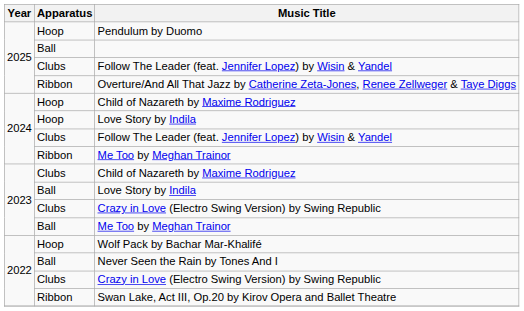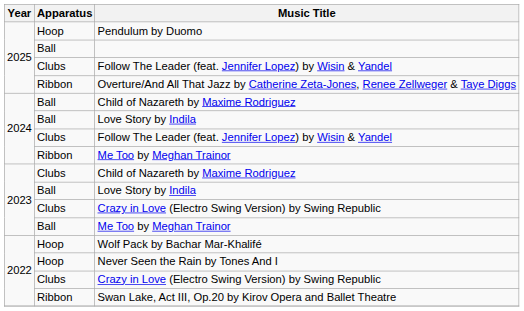(50, 102) Hoop -> (46, 102) Ball
(50, 119) Hoop -> (46, 119) Ball
(46, 262) Ball -> (50, 262) Hoop
